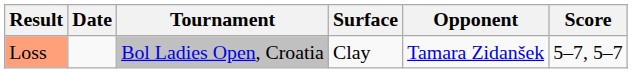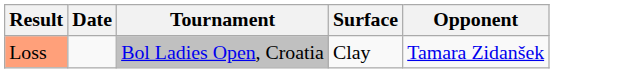- column: (588, 20)
